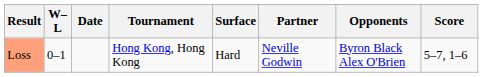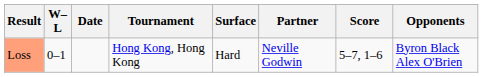columns swapped: (378, 21) <-> (449, 21)
